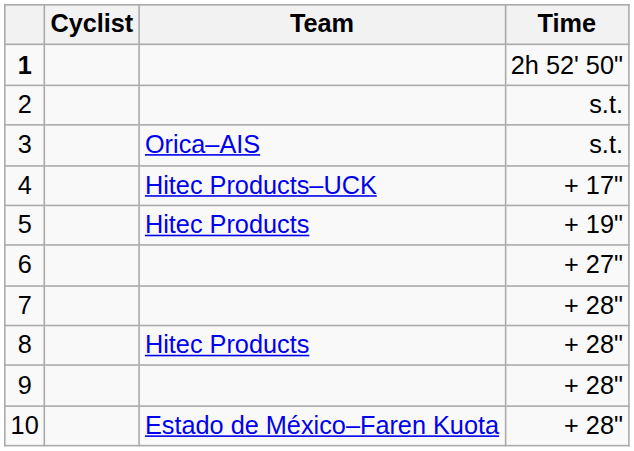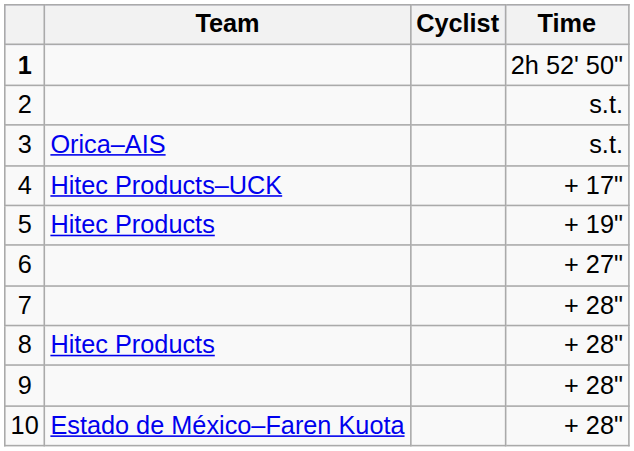columns swapped: (92, 24) <-> (322, 24)
